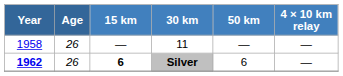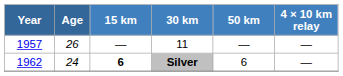(30, 44) 1958 -> (30, 44) 1957
(30, 62) bold -> (30, 62) normal
(72, 62) 26 -> (72, 62) 24
